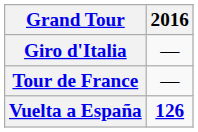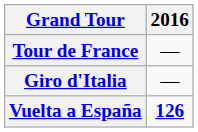rows swapped: (75, 50) <-> (75, 80)
